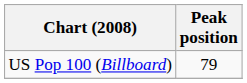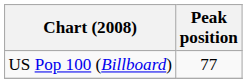(209, 64) 79 -> (209, 64) 77
